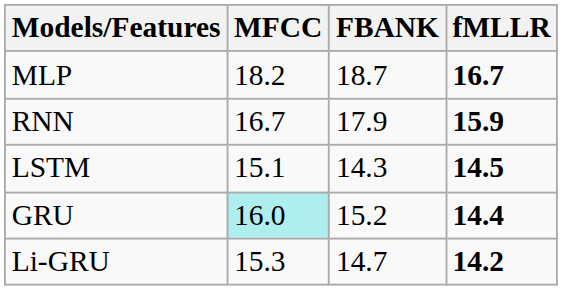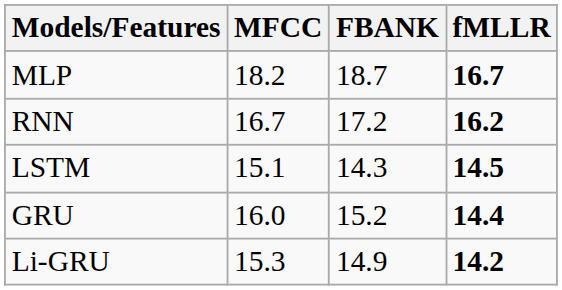(362, 121) 17.9 -> (362, 121) 17.2
(478, 121) 15.9 -> (478, 121) 16.2
(260, 214) paleturquoise background -> (260, 214) no background
(362, 261) 14.7 -> (362, 261) 14.9
